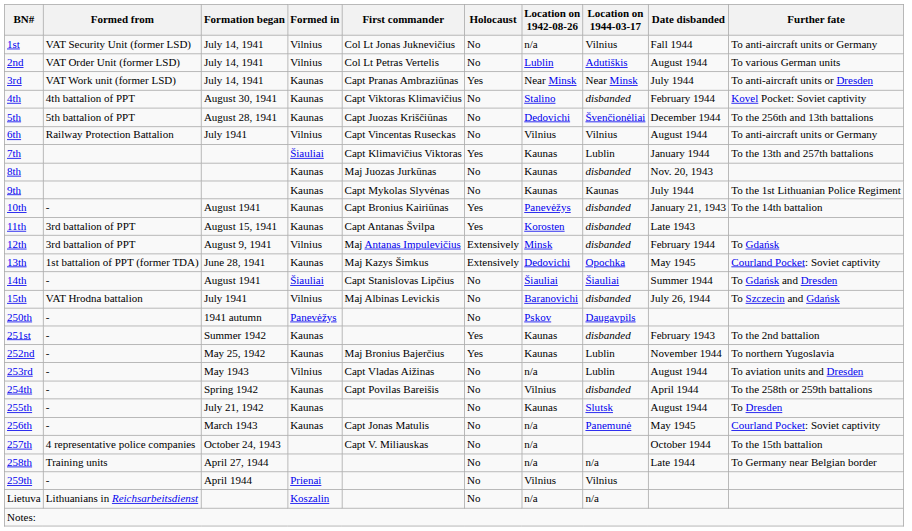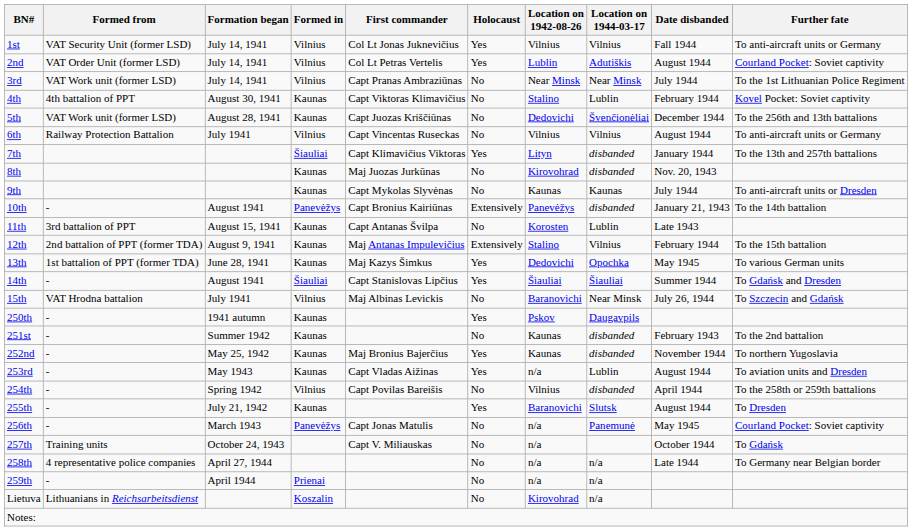(474, 44) No -> (479, 44) Yes
(531, 44) n/a -> (544, 44) Vilnius
(474, 62) No -> (479, 62) Yes
(786, 62) To various German units -> (810, 62) Courland Pocket: Soviet captivity
(307, 80) Kaunas -> (310, 80) Vilnius
(475, 80) Yes -> (477, 80) No
(802, 80) To anti-aircraft units or Dresden -> (820, 80) To the 1st Lithuanian Police Regiment
(608, 98) disbanded -> (604, 98) Lublin
(90, 117) 5th battalion of PPT -> (111, 117) VAT Work unit (former LSD)
(541, 153) Kaunas -> (540, 153) Lityn
(600, 153) Lublin -> (612, 153) disbanded
(541, 171) Kaunas -> (553, 171) Kirovohrad
(816, 189) To the 1st Lithuanian Police Regiment -> (806, 189) To anti-aircraft units or Dresden
(307, 207) Kaunas -> (317, 207) Panevėžys
(475, 207) Yes -> (497, 207) Extensively
(475, 226) Yes -> (477, 226) No
(608, 226) disbanded -> (604, 226) Lublin
(91, 244) 3rd battalion of PPT -> (124, 244) 2nd battalion of PPT (former TDA)
(306, 244) Vilnius -> (310, 244) Kaunas
(538, 244) Minsk -> (544, 244) Stalino
(608, 244) disbanded -> (605, 244) Vilnius
(755, 244) To Gdańsk -> (781, 244) To the 15th battalion
(493, 262) Extensively -> (479, 262) Yes
(806, 262) Courland Pocket: Soviet captivity -> (790, 262) To various German units
(474, 280) No -> (479, 280) Yes
(608, 298) disbanded -> (615, 298) Near Minsk
(313, 316) Panevėžys -> (310, 316) Kaunas
(474, 316) No -> (479, 316) Yes
(475, 335) Yes -> (477, 335) No
(600, 353) Lublin -> (612, 353) disbanded
(306, 371) Vilnius -> (310, 371) Kaunas
(474, 371) No -> (479, 371) Yes
(307, 389) Kaunas -> (310, 389) Vilnius
(474, 407) No -> (479, 407) Yes
(541, 407) Kaunas -> (555, 407) Baranovichi
(307, 425) Kaunas -> (317, 425) Panevėžys
(121, 444) 4 representative police companies -> (77, 444) Training units
(777, 444) To the 15th battalion -> (759, 444) To Gdańsk
(77, 462) Training units -> (121, 462) 4 representative police companies
(540, 480) Vilnius -> (535, 480) n/a
(601, 480) Vilnius -> (596, 480) n/a
(531, 498) n/a -> (553, 498) Kirovohrad
